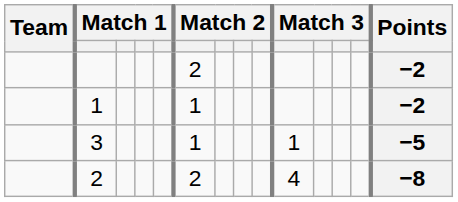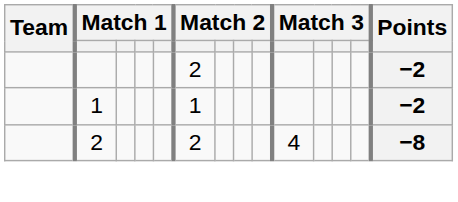- row: (97, 142)
